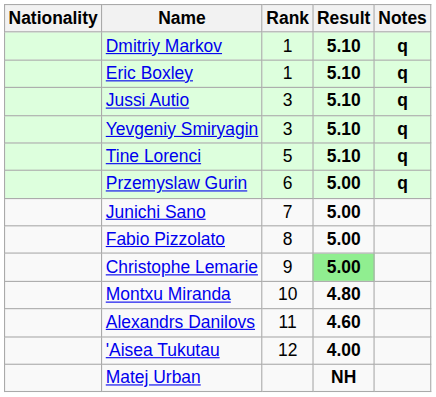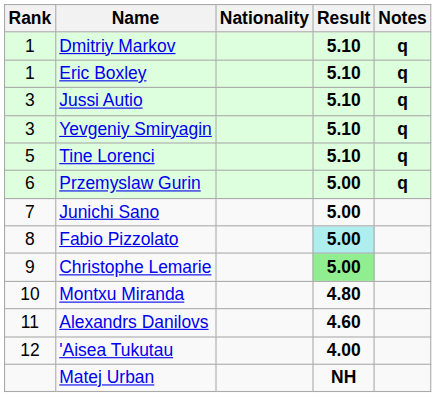columns swapped: (288, 18) <-> (53, 18)
(344, 239) no background -> (344, 239) paleturquoise background
